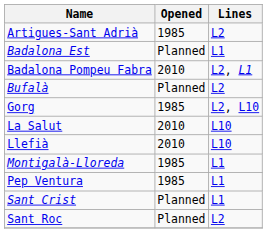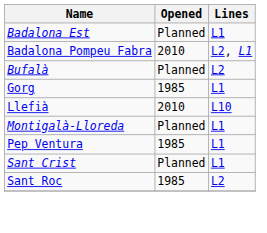- row: (73, 32)
(235, 107) L2, L10 -> (218, 88) L1
- row: (35, 126)
(171, 163) 1985 -> (181, 126) Planned
(181, 219) Planned -> (171, 182) 1985
